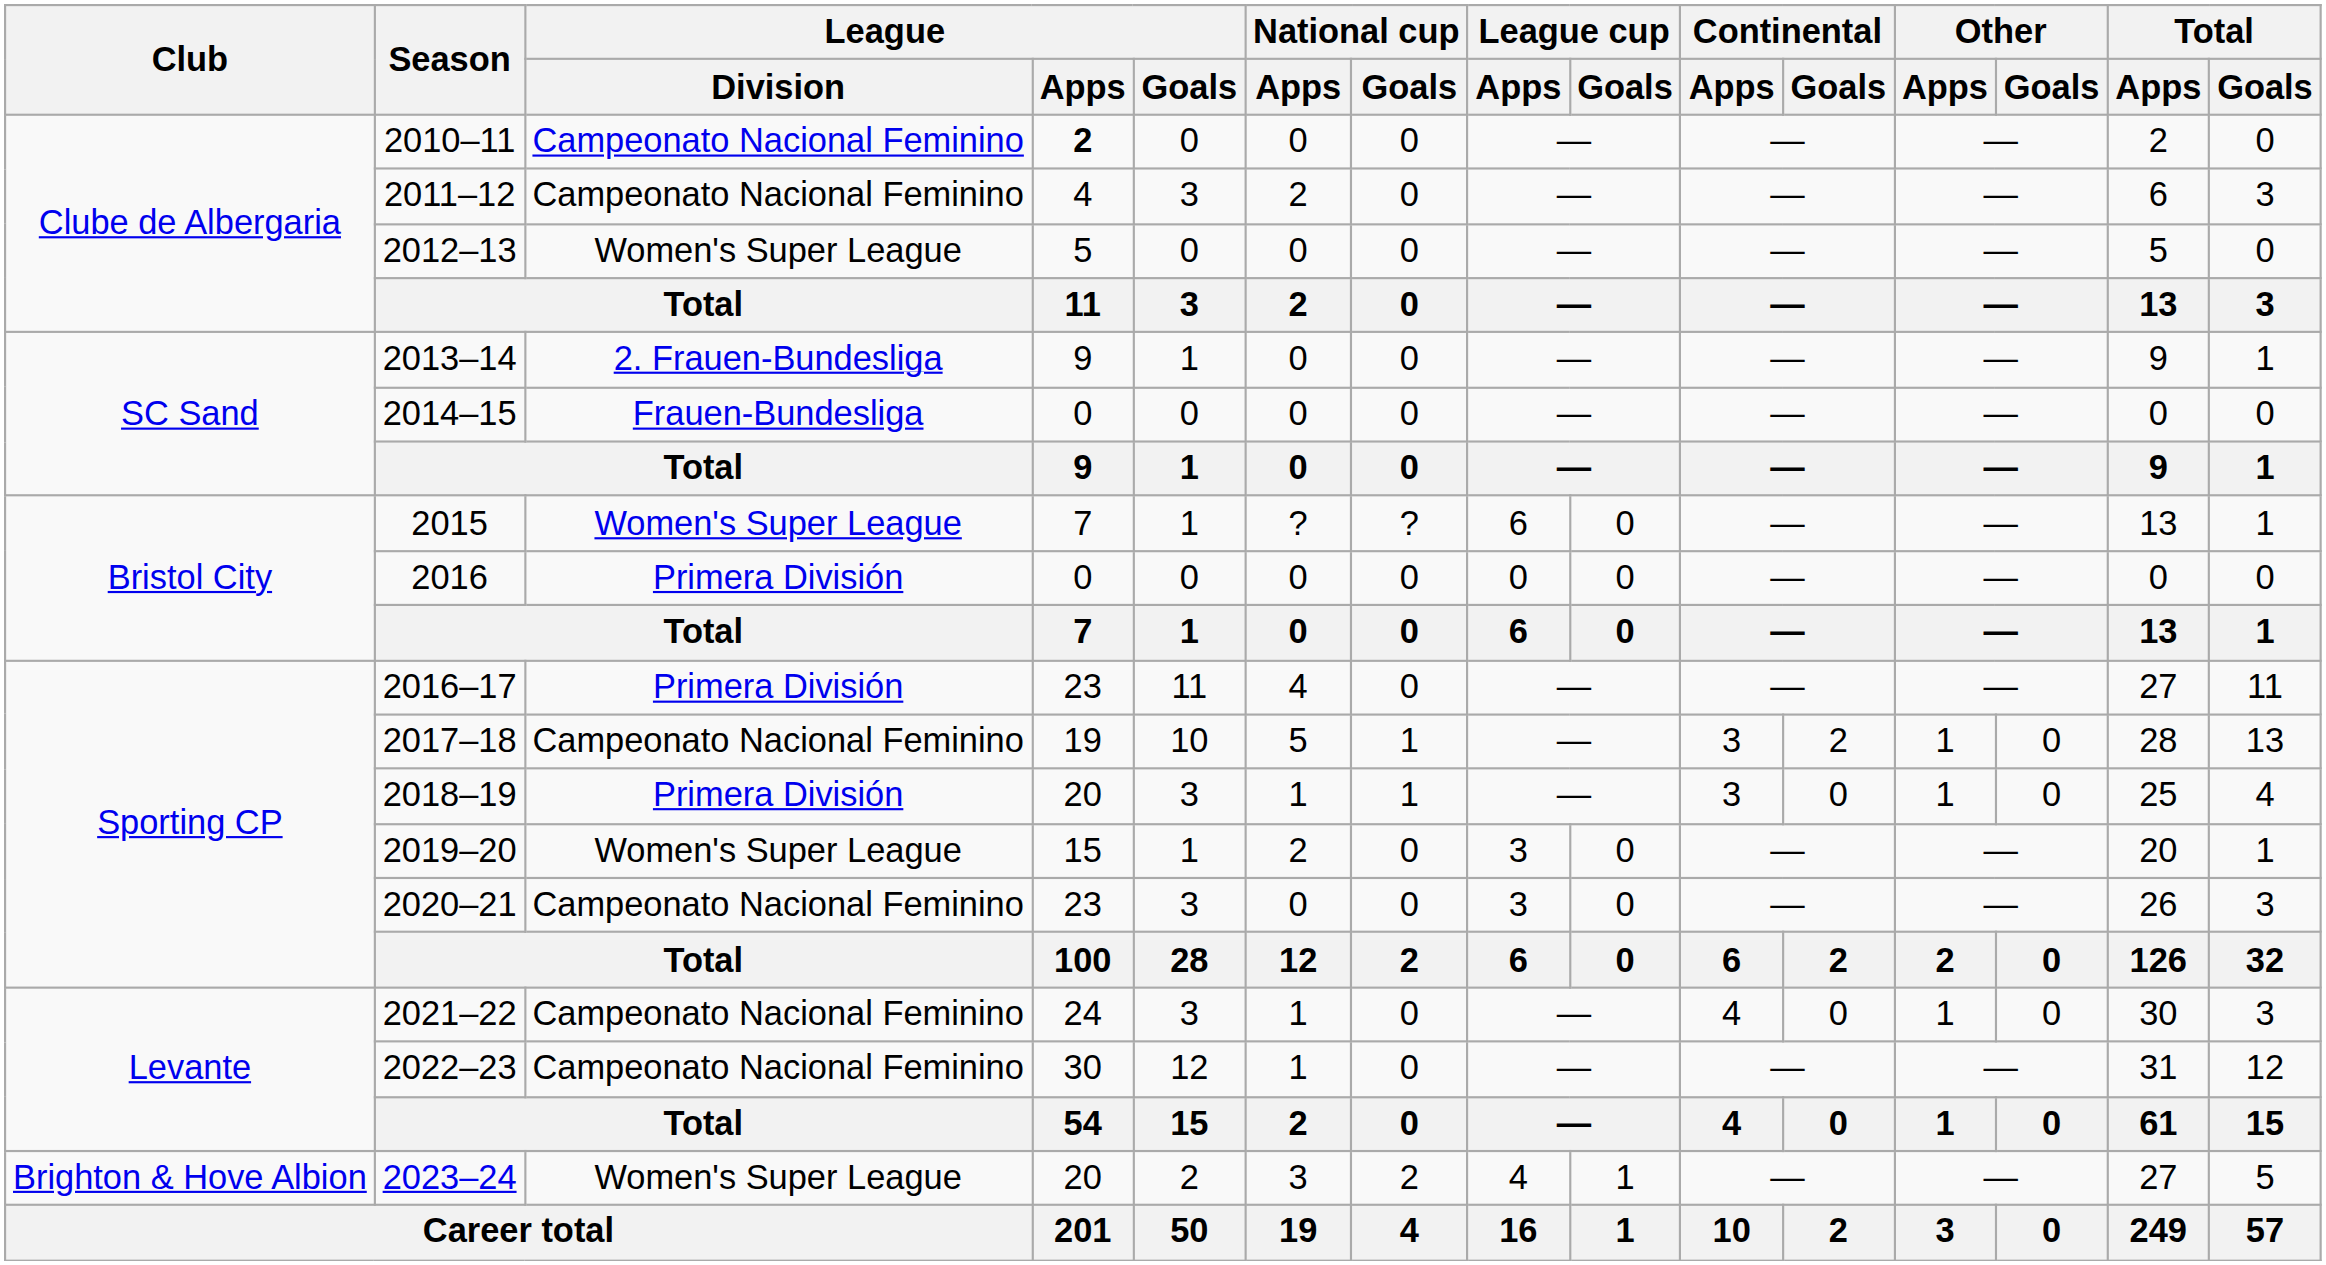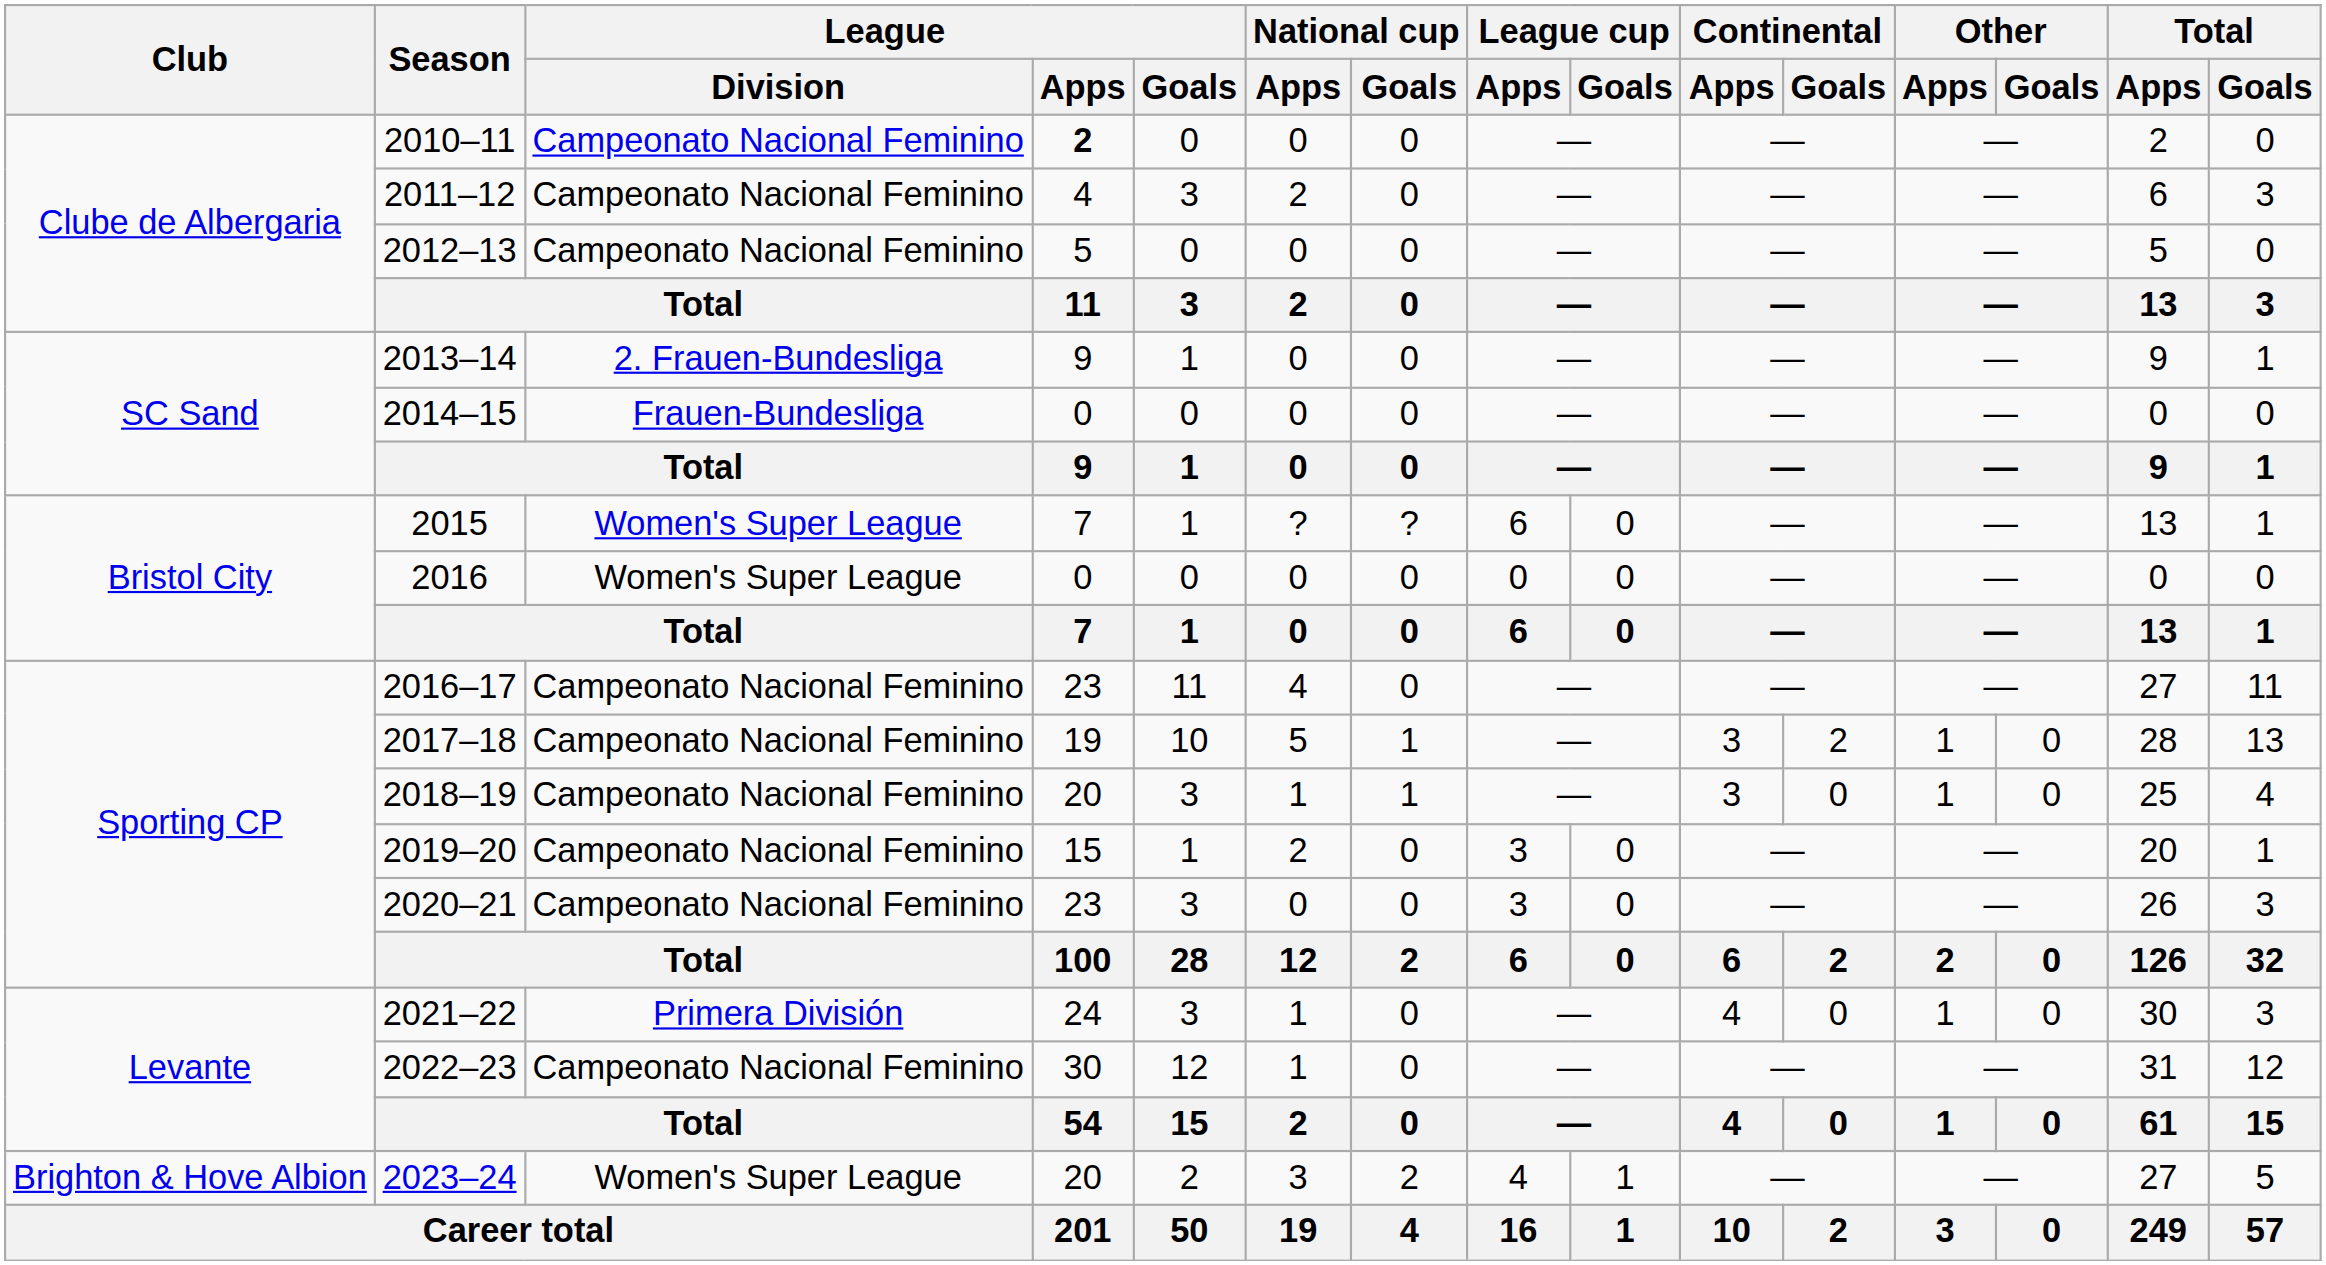(778, 250) Women's Super League -> (778, 250) Campeonato Nacional Feminino
(778, 577) Primera División -> (778, 577) Women's Super League
(778, 686) Primera División -> (778, 686) Campeonato Nacional Feminino
(778, 795) Primera División -> (778, 795) Campeonato Nacional Feminino
(778, 850) Women's Super League -> (778, 850) Campeonato Nacional Feminino
(778, 1013) Campeonato Nacional Feminino -> (778, 1013) Primera División
